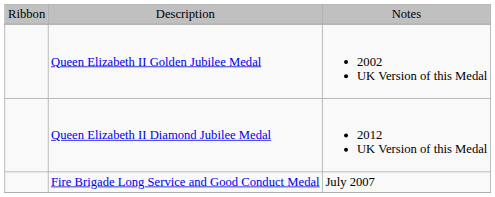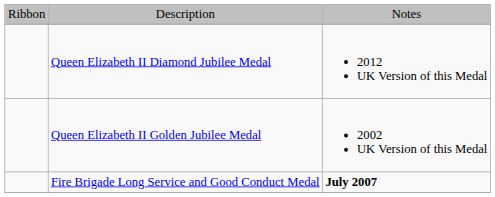rows swapped: (156, 61) <-> (161, 135)
(350, 182) normal -> (351, 182) bold
